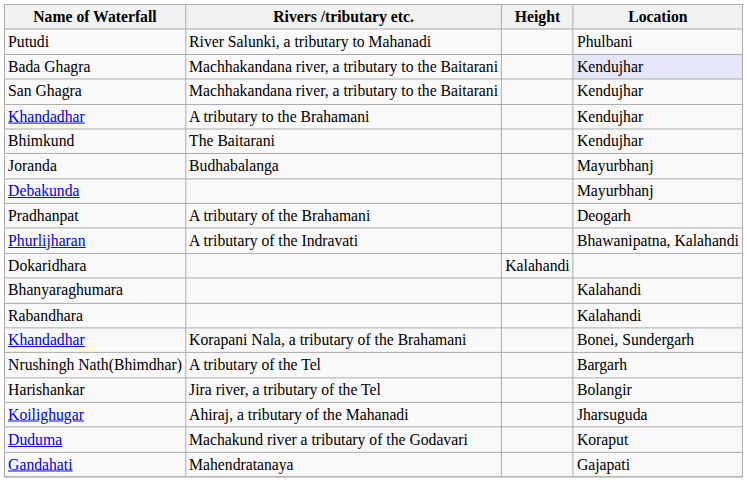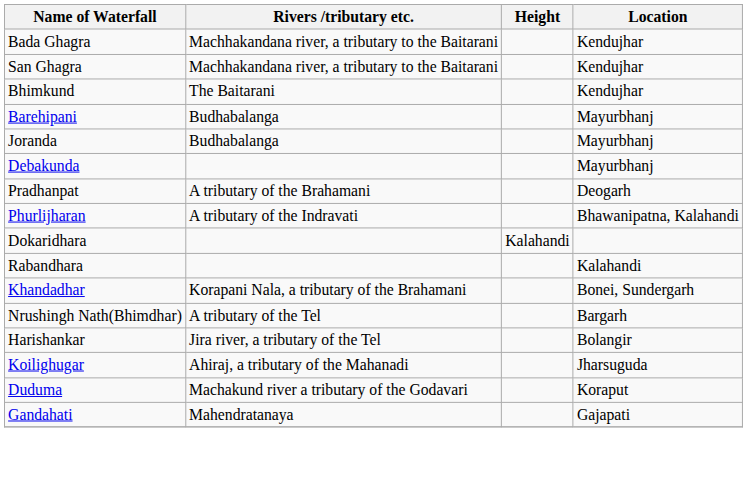- row: (29, 41)
(610, 66) lavender background -> (610, 41) no background
- row: (46, 116)
+ row: (43, 116)
- row: (66, 290)
